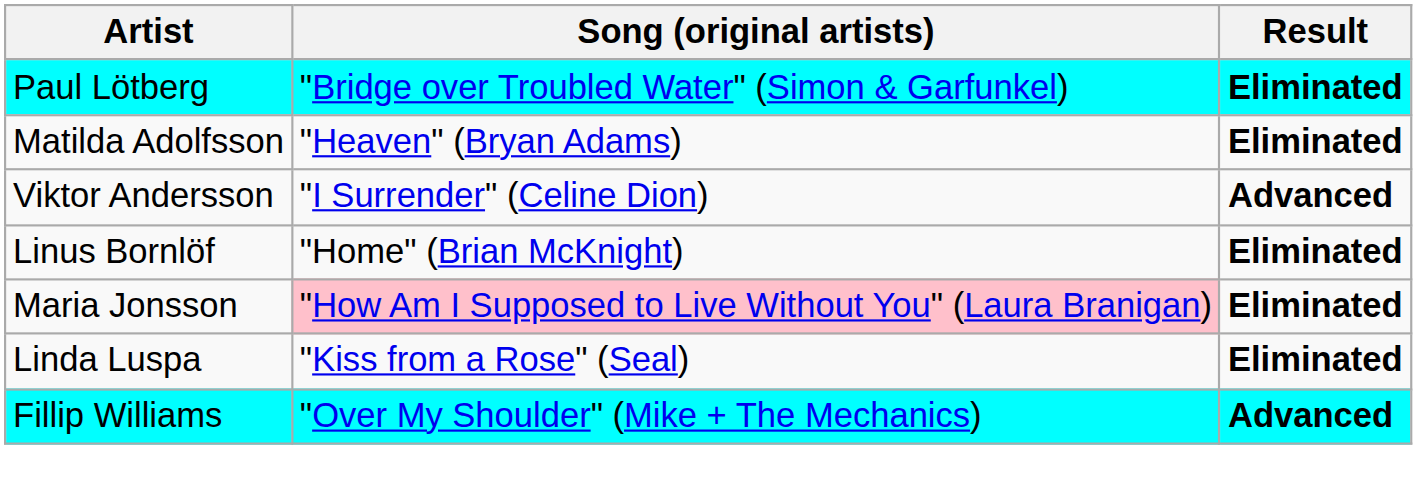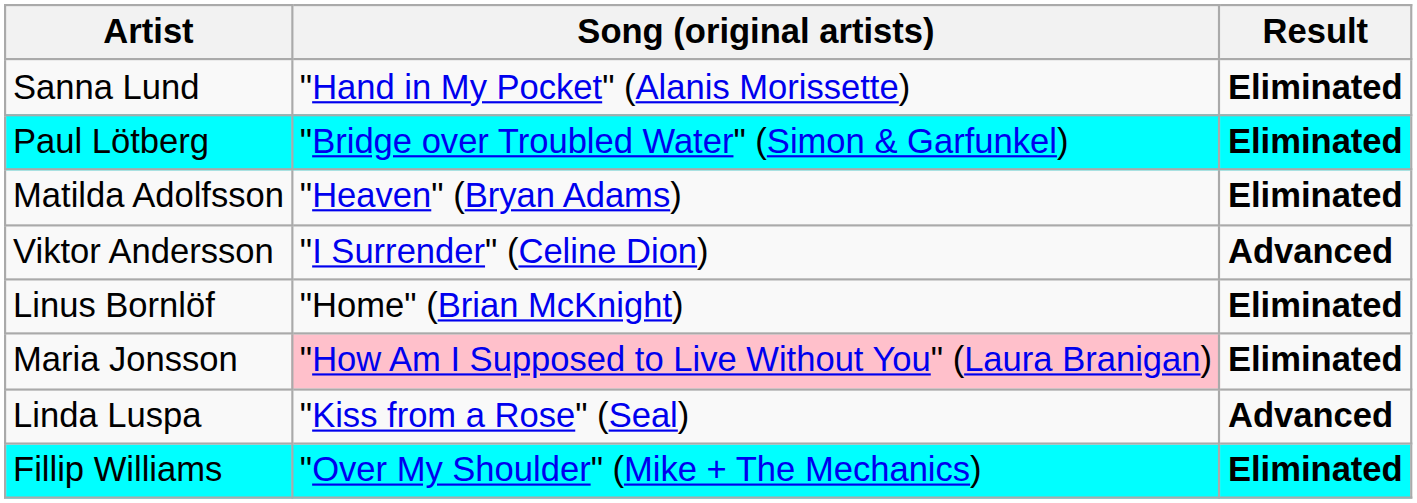+ row: (106, 86)
(1315, 360) Eliminated -> (1311, 415) Advanced
(1311, 415) Advanced -> (1315, 470) Eliminated
